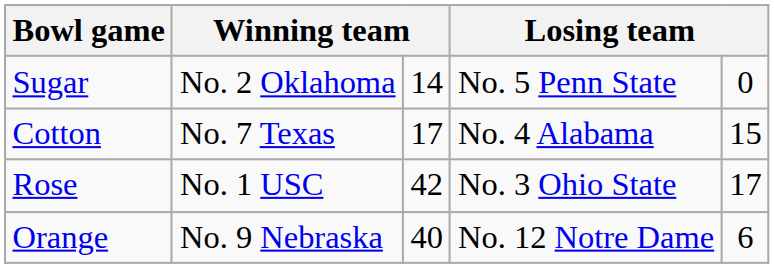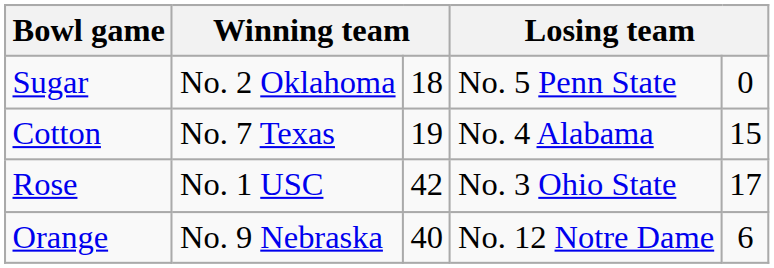(427, 81) 14 -> (427, 81) 18
(427, 133) 17 -> (427, 133) 19
